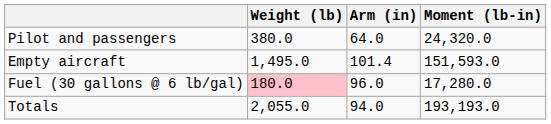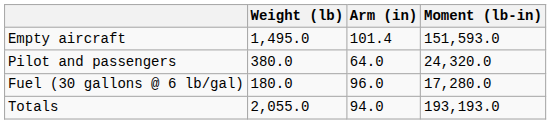rows swapped: (67, 62) <-> (92, 39)
(272, 85) pink background -> (272, 85) no background
